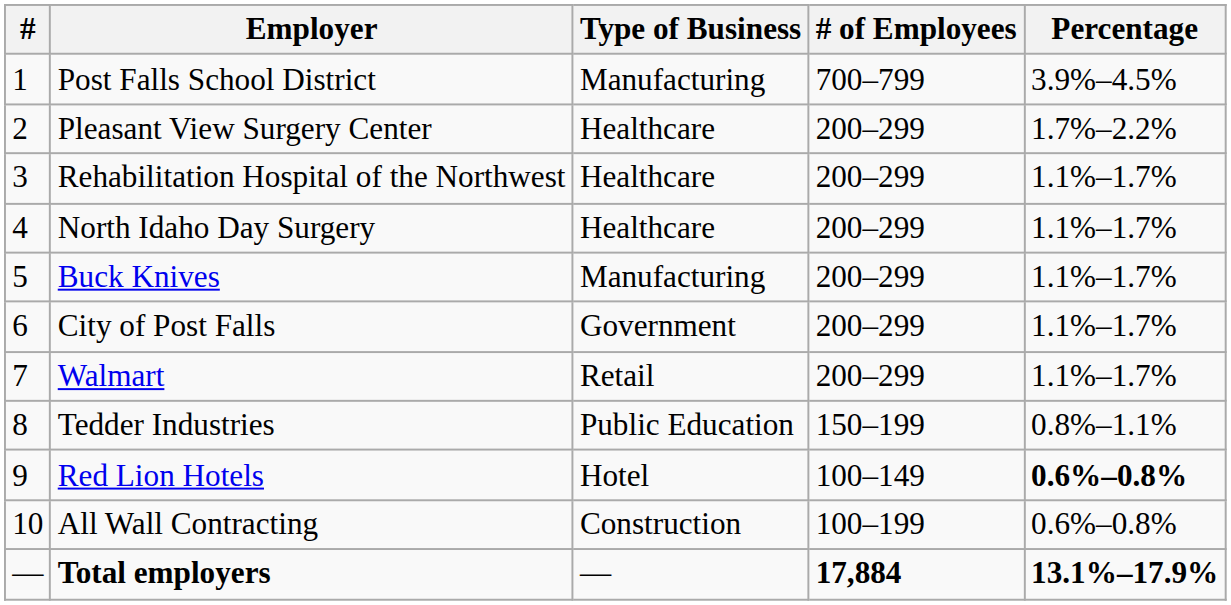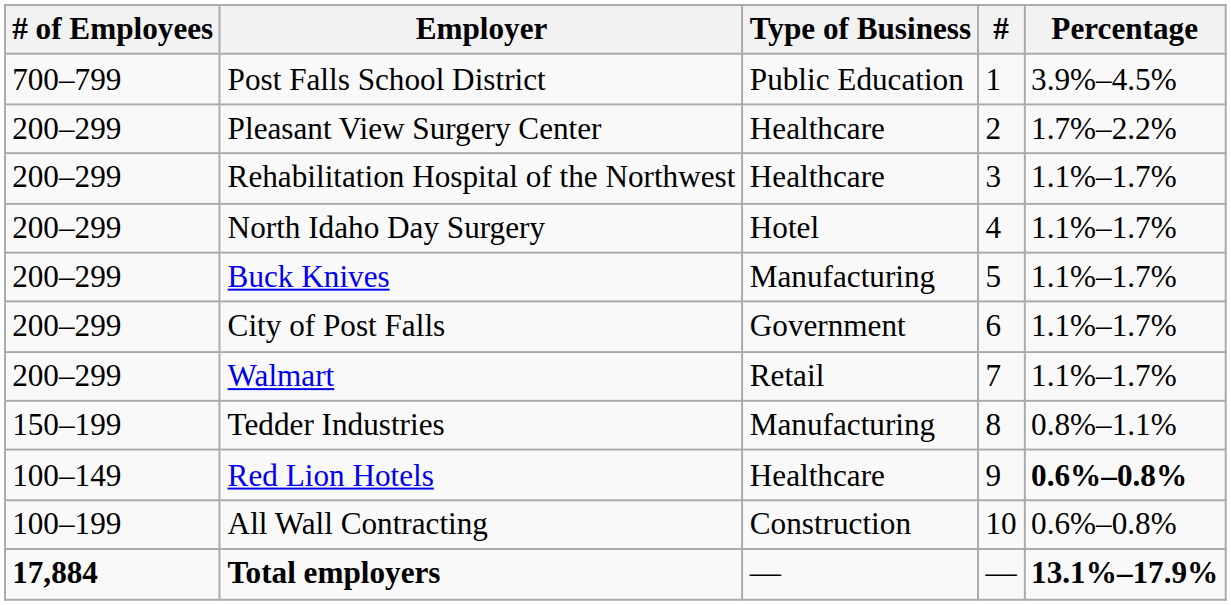columns swapped: (28, 29) <-> (916, 29)
(673, 78) Manufacturing -> (857, 78) Public Education
(647, 227) Healthcare -> (784, 227) Hotel
(687, 425) Public Education -> (842, 425) Manufacturing
(615, 474) Hotel -> (817, 474) Healthcare
